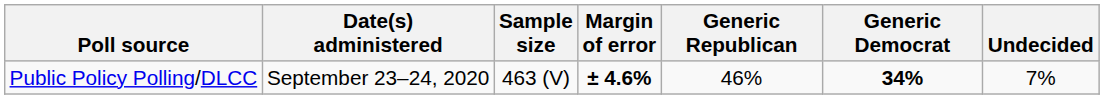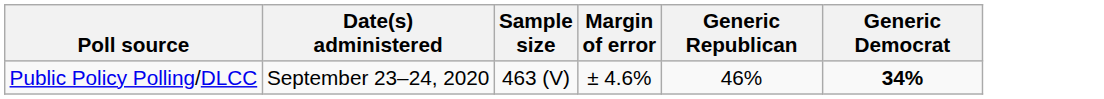- column: (1041, 45)
(619, 77) bold -> (619, 77) normal
